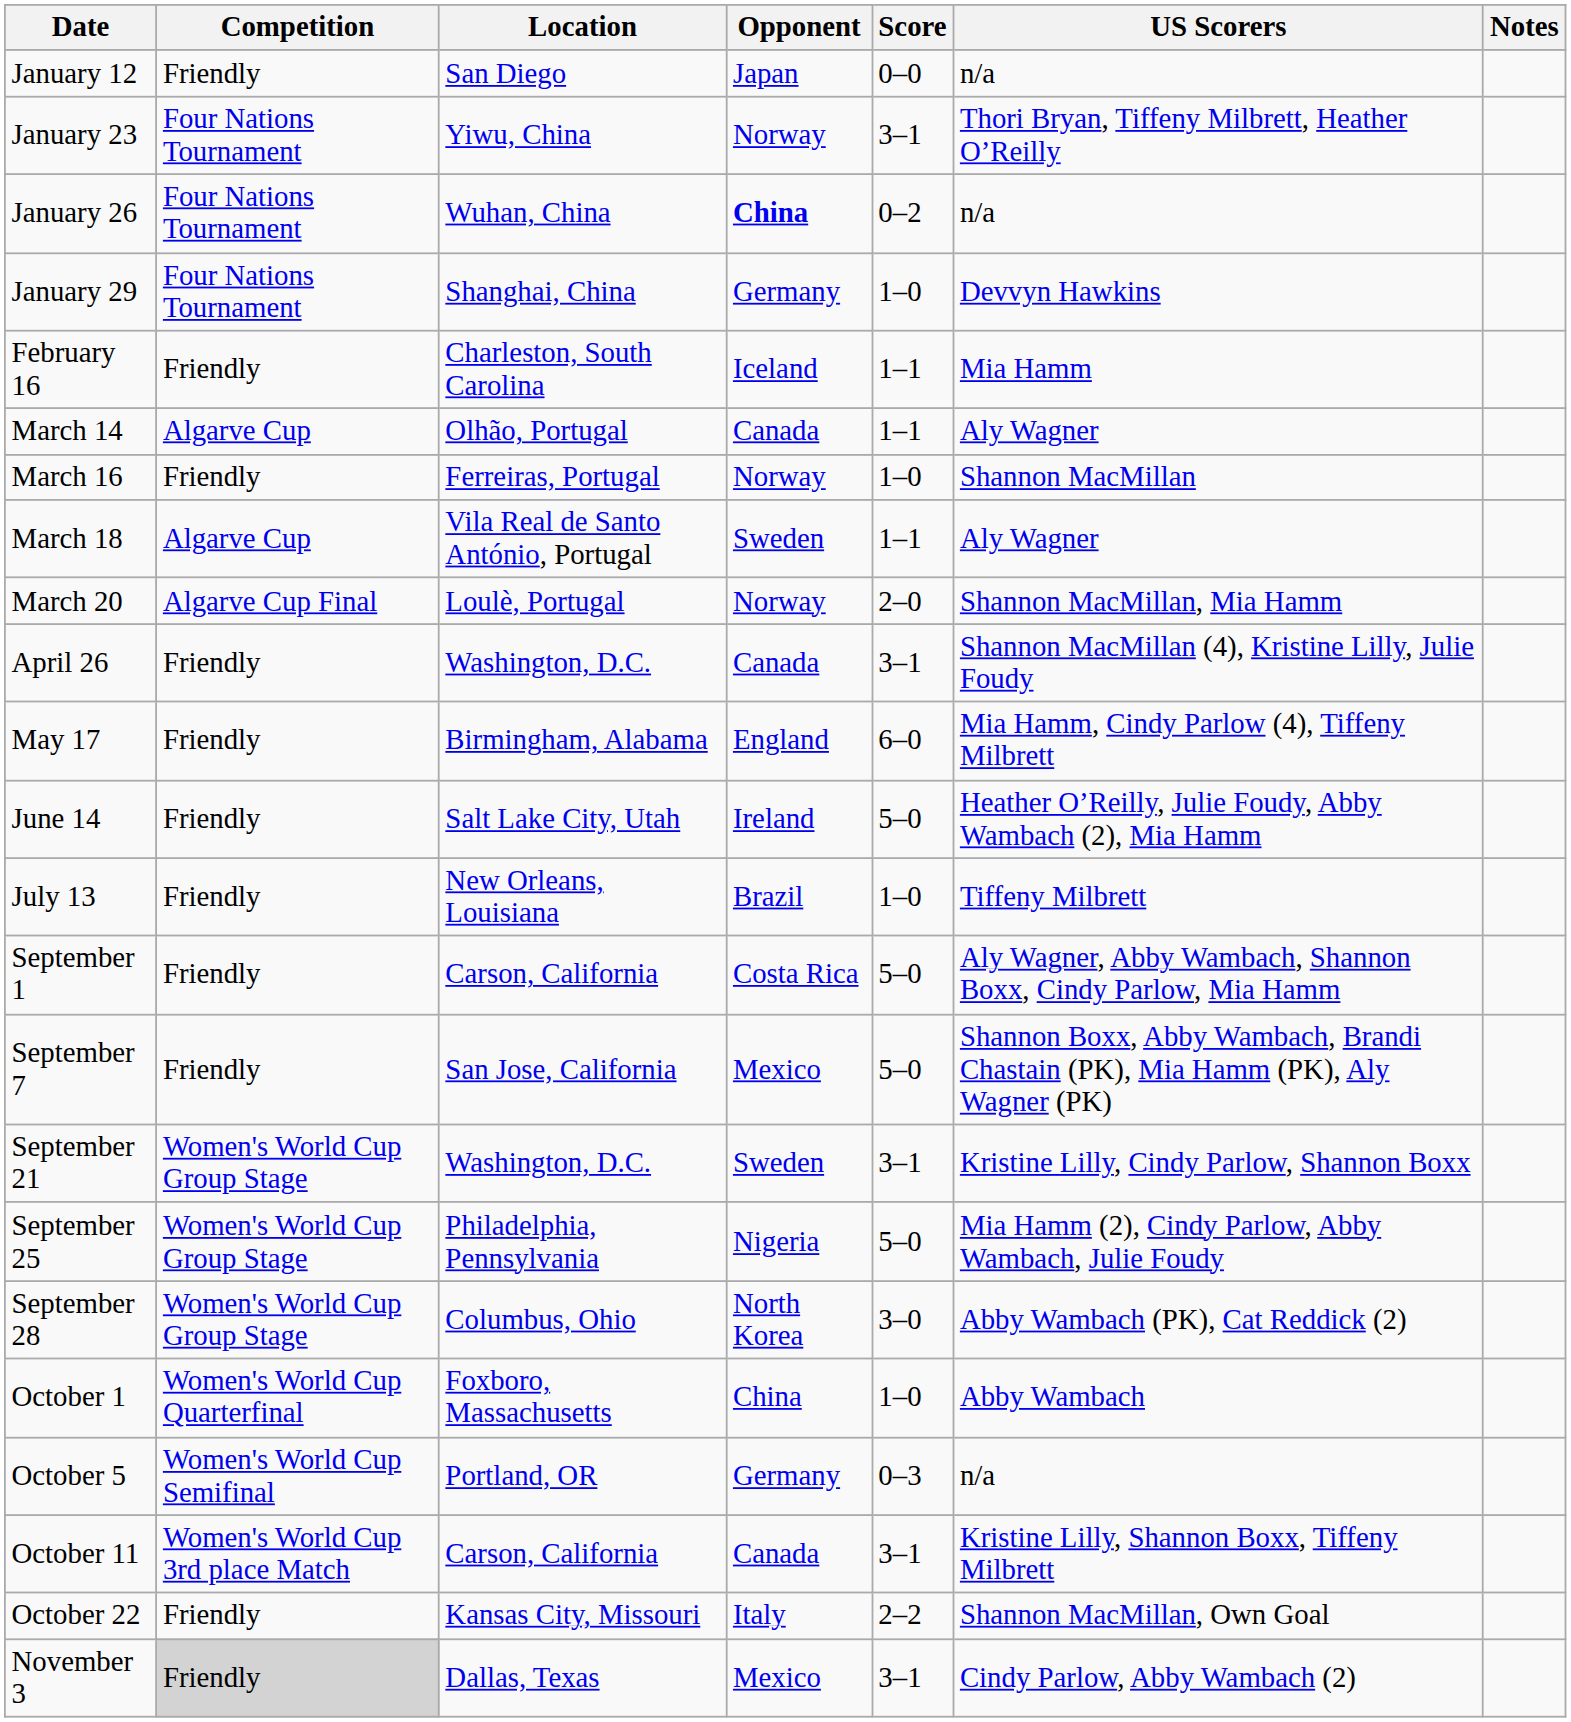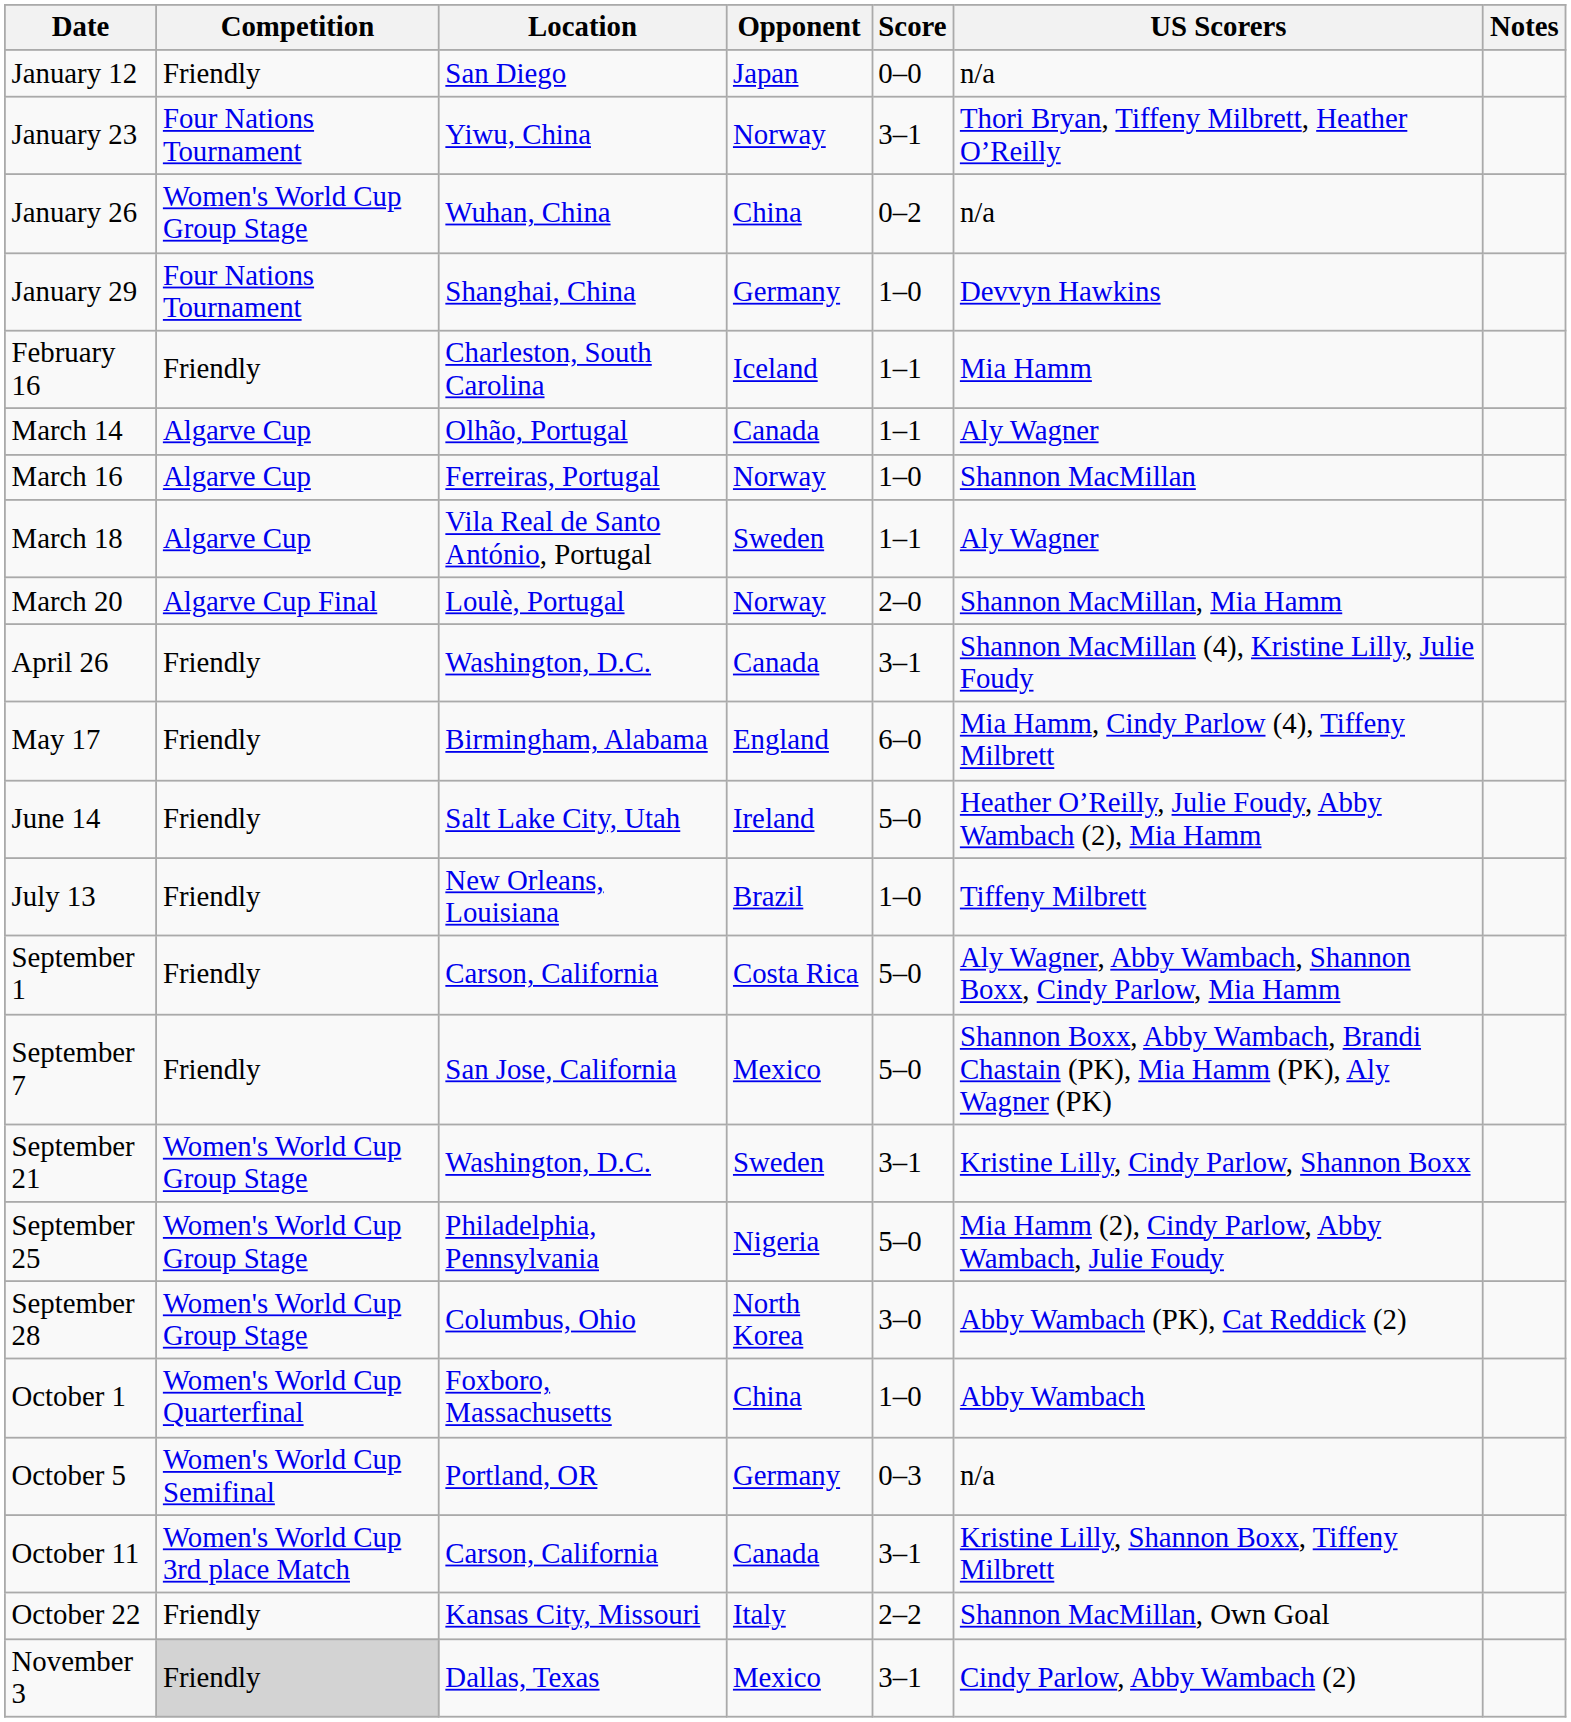(238, 212) Four Nations Tournament -> (282, 212) Women's World Cup Group Stage
(771, 212) bold -> (767, 212) normal
(212, 476) Friendly -> (237, 476) Algarve Cup
